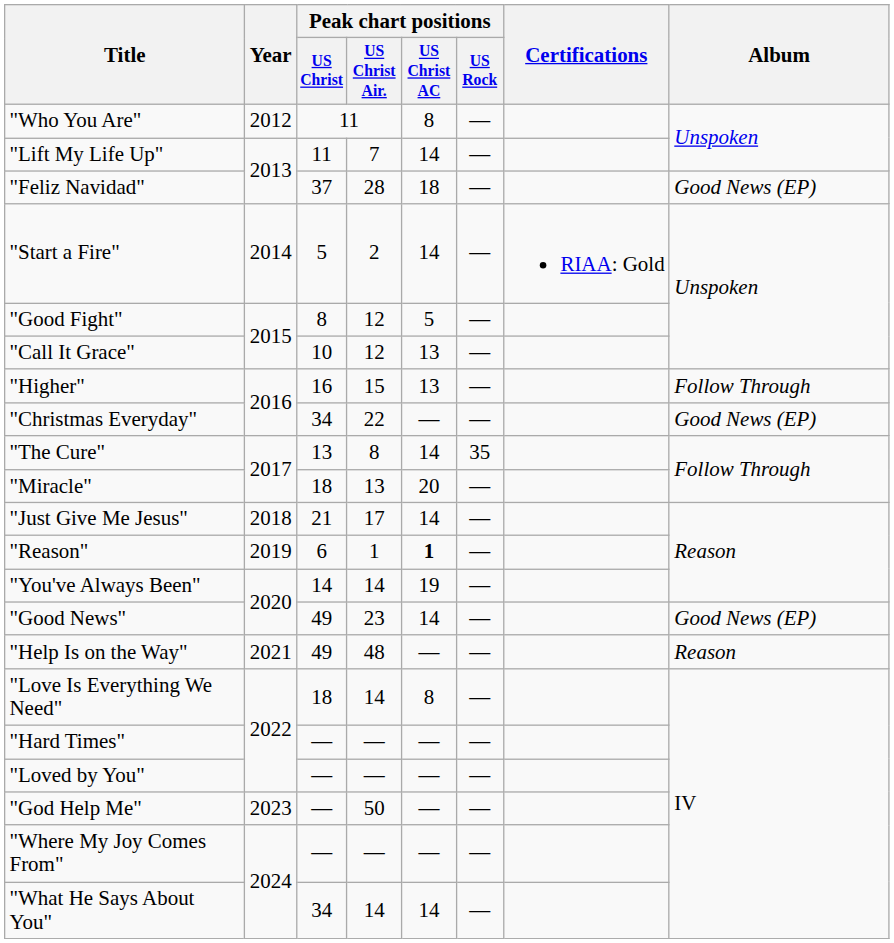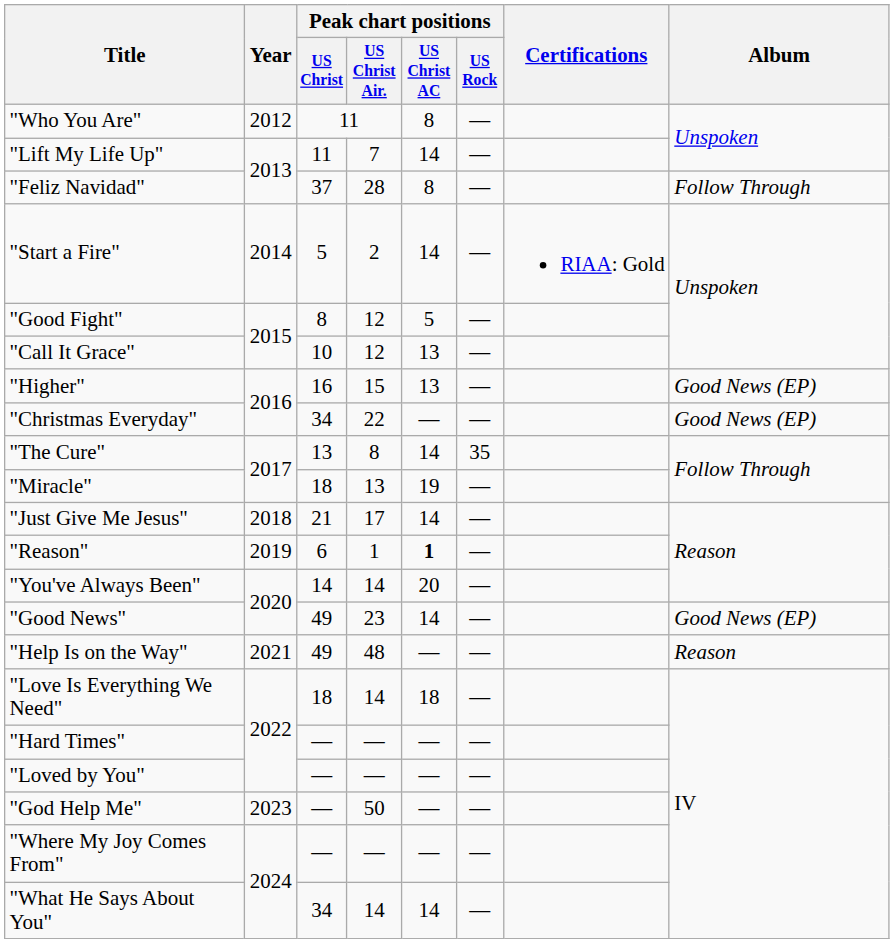(429, 187) 18 -> (429, 187) 8
(745, 187) Good News (EP) -> (742, 187) Follow Through
(742, 385) Follow Through -> (745, 385) Good News (EP)
(429, 485) 20 -> (429, 485) 19
(429, 585) 19 -> (429, 585) 20
(429, 696) 8 -> (429, 696) 18
